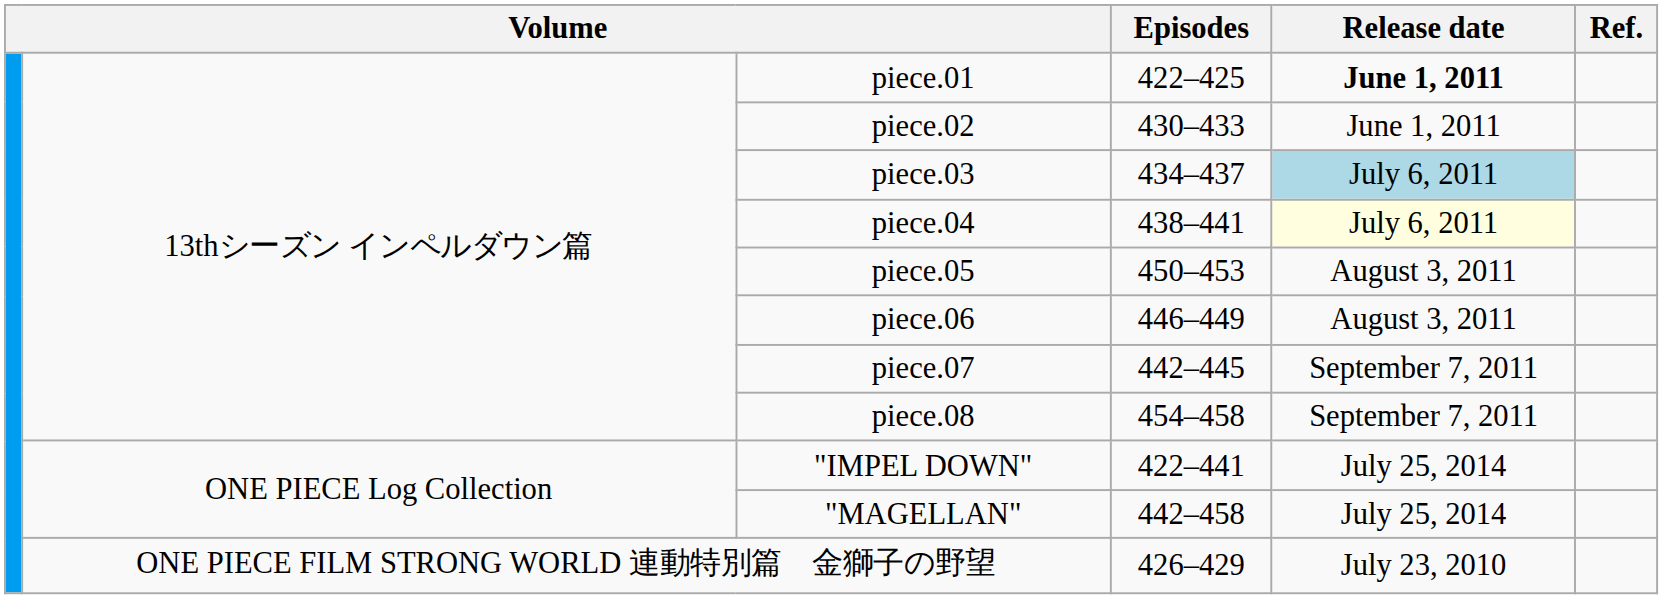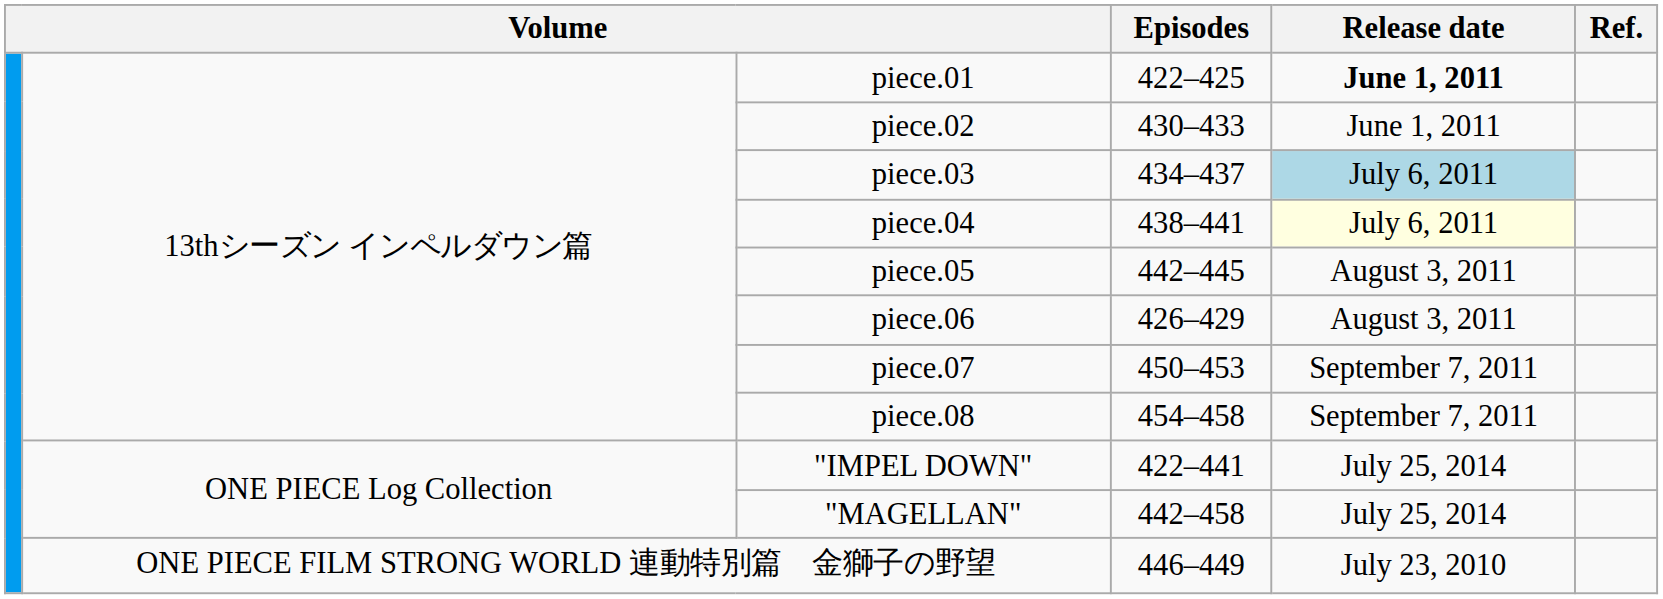(1191, 271) 450–453 -> (1191, 271) 442–445
(1191, 319) 446–449 -> (1191, 319) 426–429
(1191, 367) 442–445 -> (1191, 367) 450–453
(1191, 564) 426–429 -> (1191, 564) 446–449
